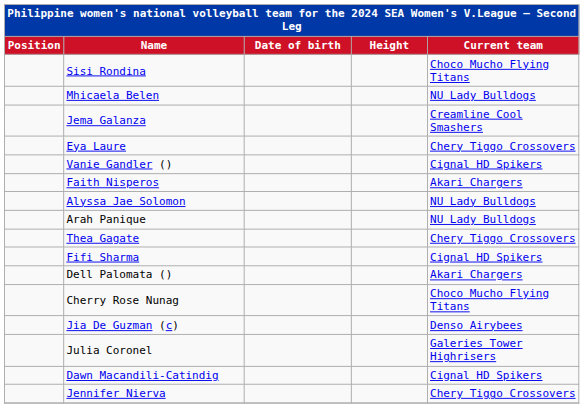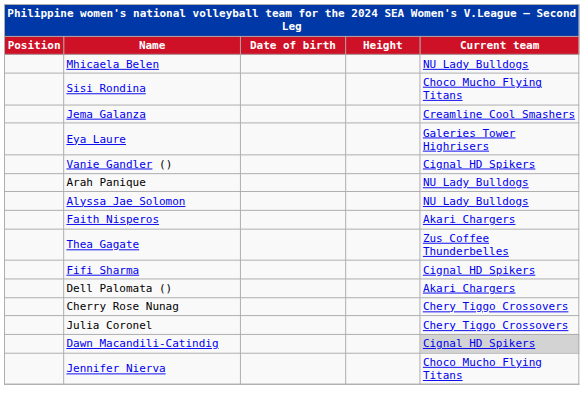rows swapped: (106, 70) <-> (113, 95)
(503, 145) Chery Tiggo Crossovers -> (469, 139) Galeries Tower Highrisers
rows swapped: (113, 182) <-> (106, 219)
(503, 238) Chery Tiggo Crossovers -> (466, 244) Zus Coffee Thunderbelles
(490, 300) Choco Mucho Flying Titans -> (496, 306) Chery Tiggo Crossovers
- row: (123, 325)
(476, 350) Galeries Tower Highrisers -> (496, 325) Chery Tiggo Crossovers
(486, 375) no background -> (479, 343) lightgrey background
(503, 393) Chery Tiggo Crossovers -> (482, 368) Choco Mucho Flying Titans
